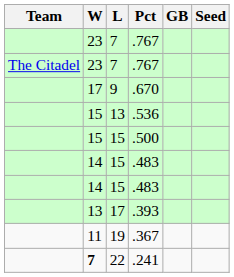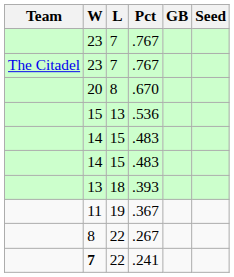(95, 89) 17 -> (95, 89) 20
(113, 89) 9 -> (113, 89) 8
- row: (44, 138)
(117, 211) 17 -> (117, 187) 18
+ row: (44, 236)
